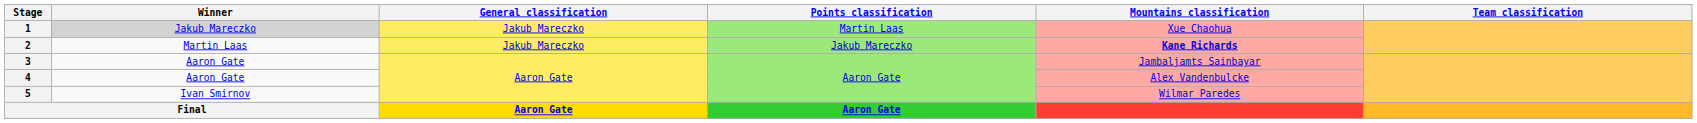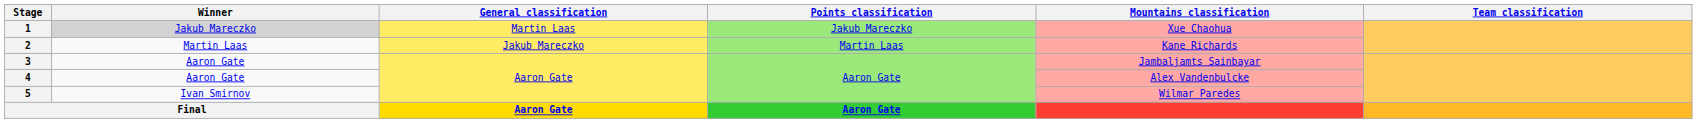(543, 29) Jakub Mareczko -> (543, 29) Martin Laas
(872, 29) Martin Laas -> (872, 29) Jakub Mareczko
(872, 45) Jakub Mareczko -> (872, 45) Martin Laas
(1200, 45) bold -> (1200, 45) normal
